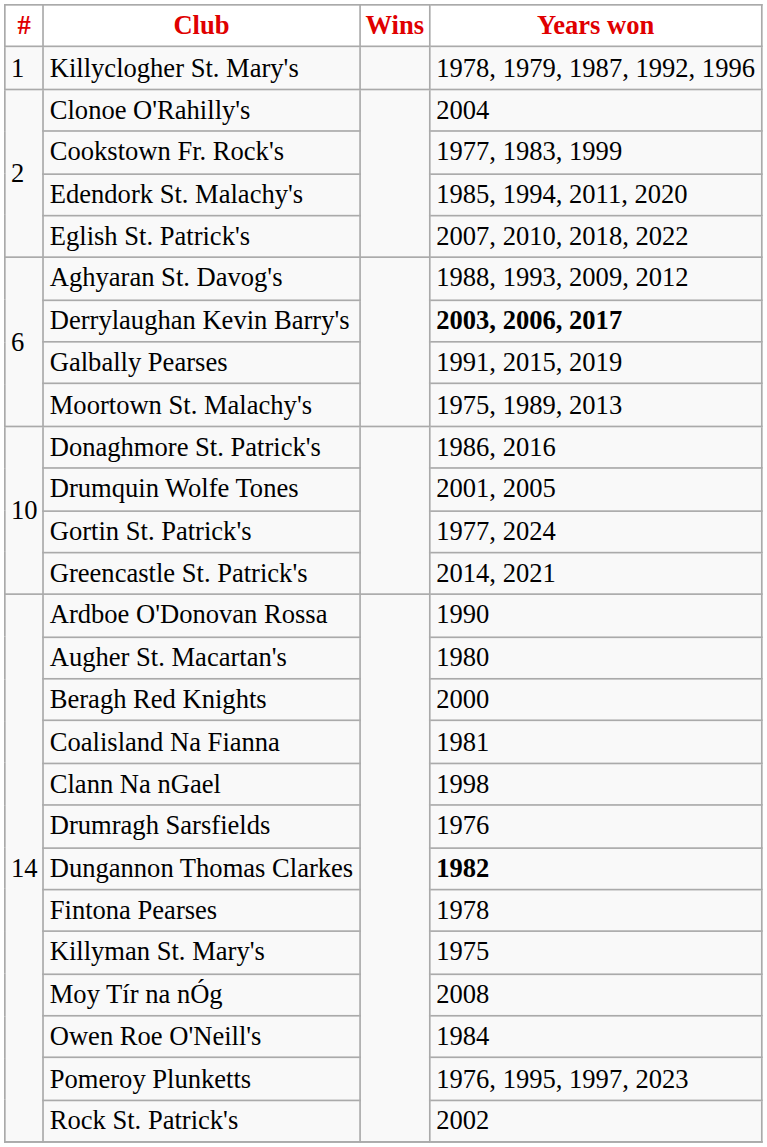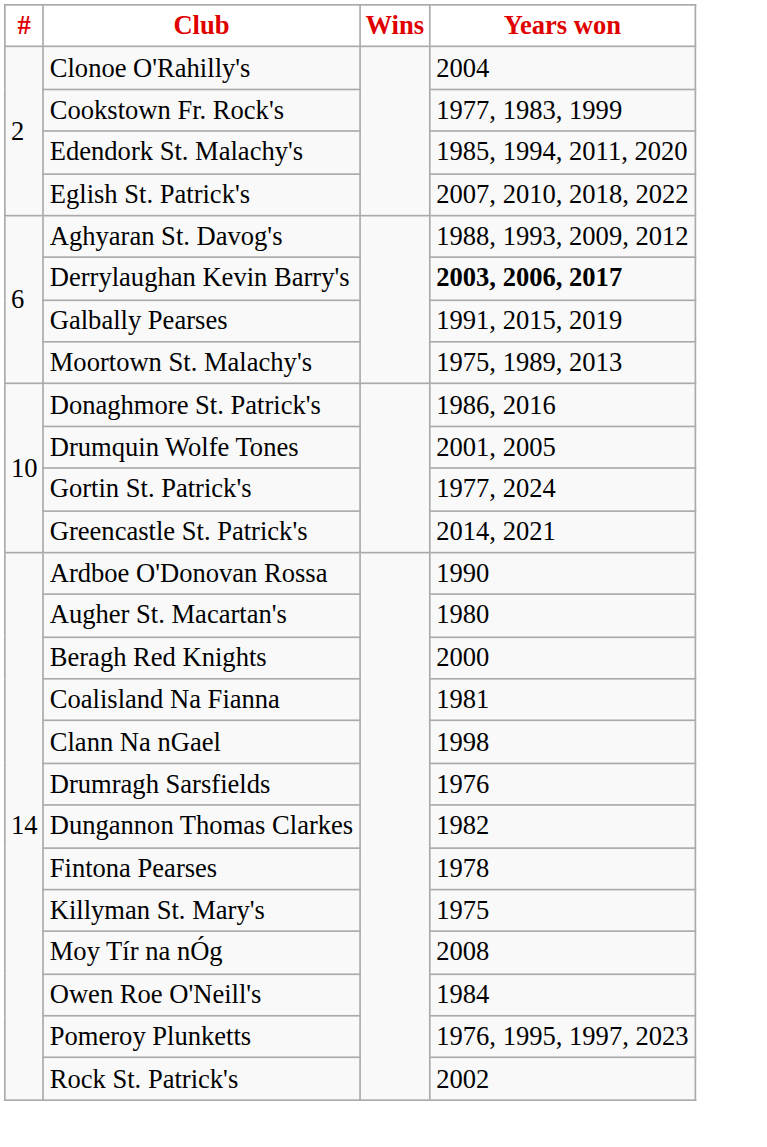- row: (174, 67)
(463, 868) bold -> (463, 825) normal
